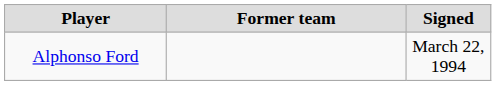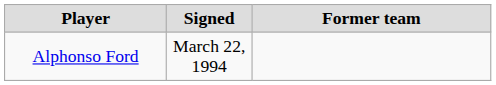columns swapped: (448, 18) <-> (286, 18)
